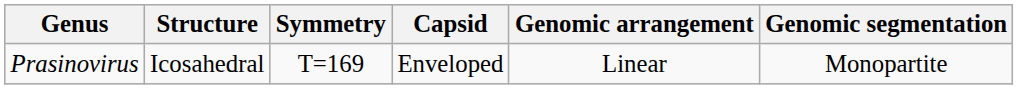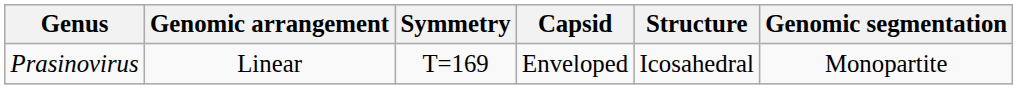columns swapped: (207, 24) <-> (634, 24)
